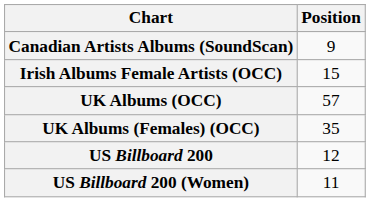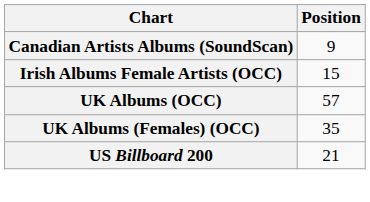(331, 155) 12 -> (331, 155) 21
- row: (151, 182)
